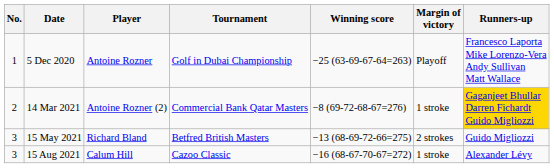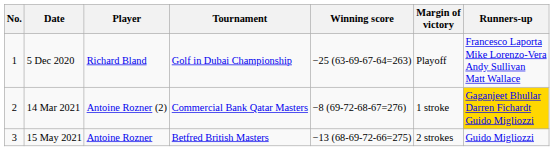(119, 60) Antoine Rozner -> (117, 60) Richard Bland
(117, 137) Richard Bland -> (119, 137) Antoine Rozner
- row: (53, 154)
